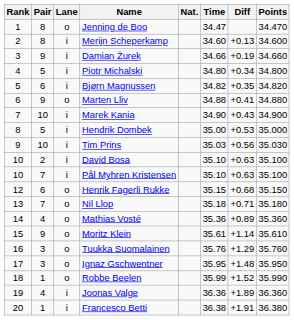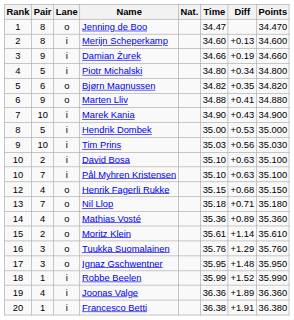(67, 86) i -> (67, 86) o
(43, 190) 6 -> (43, 190) 4
(43, 234) 9 -> (43, 234) 2
(67, 278) o -> (67, 278) i
